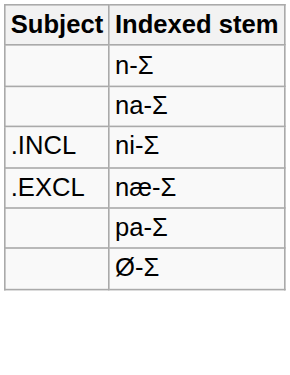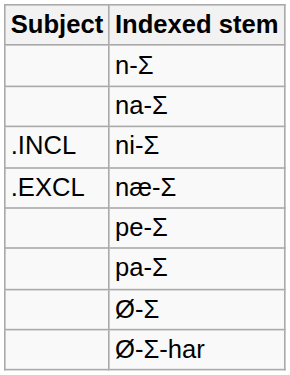+ row: (141, 227)
+ row: (160, 349)
